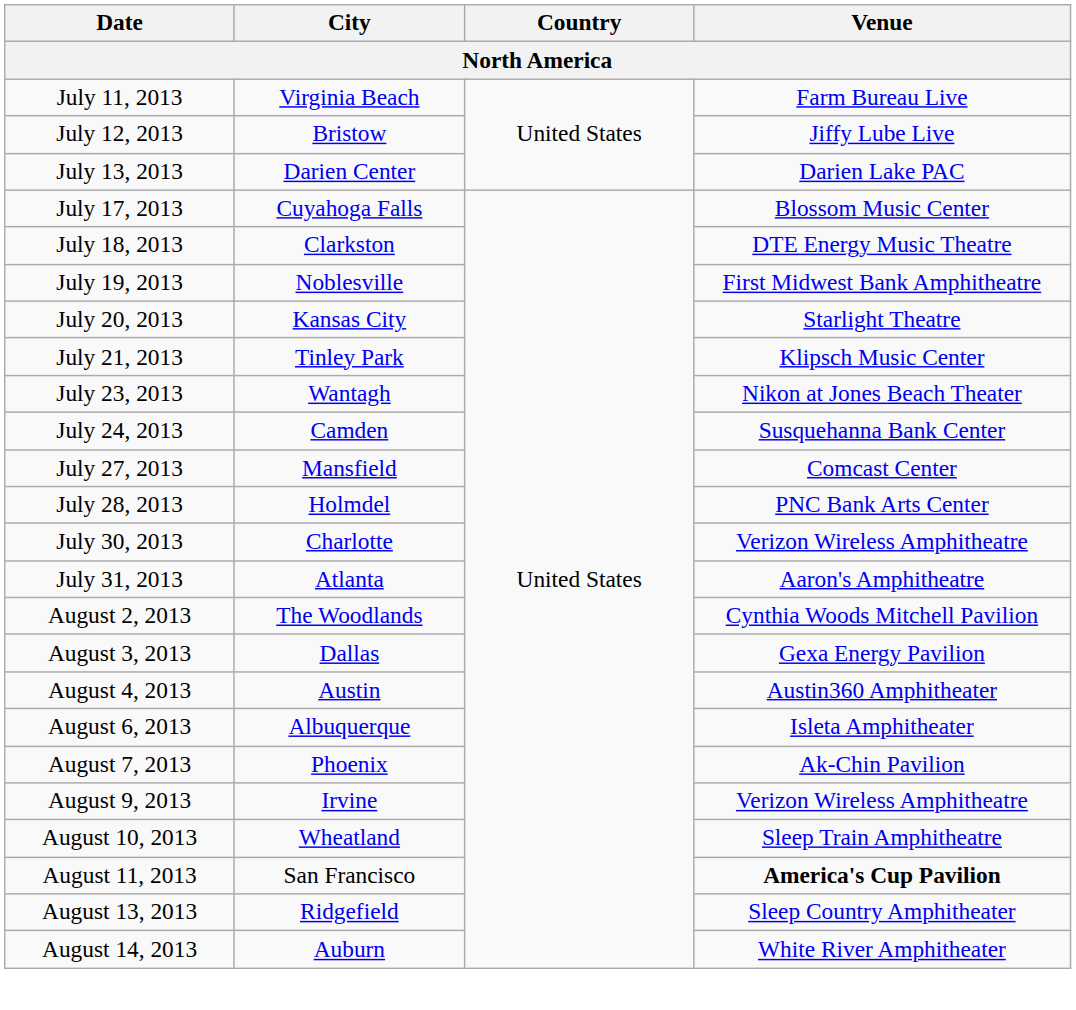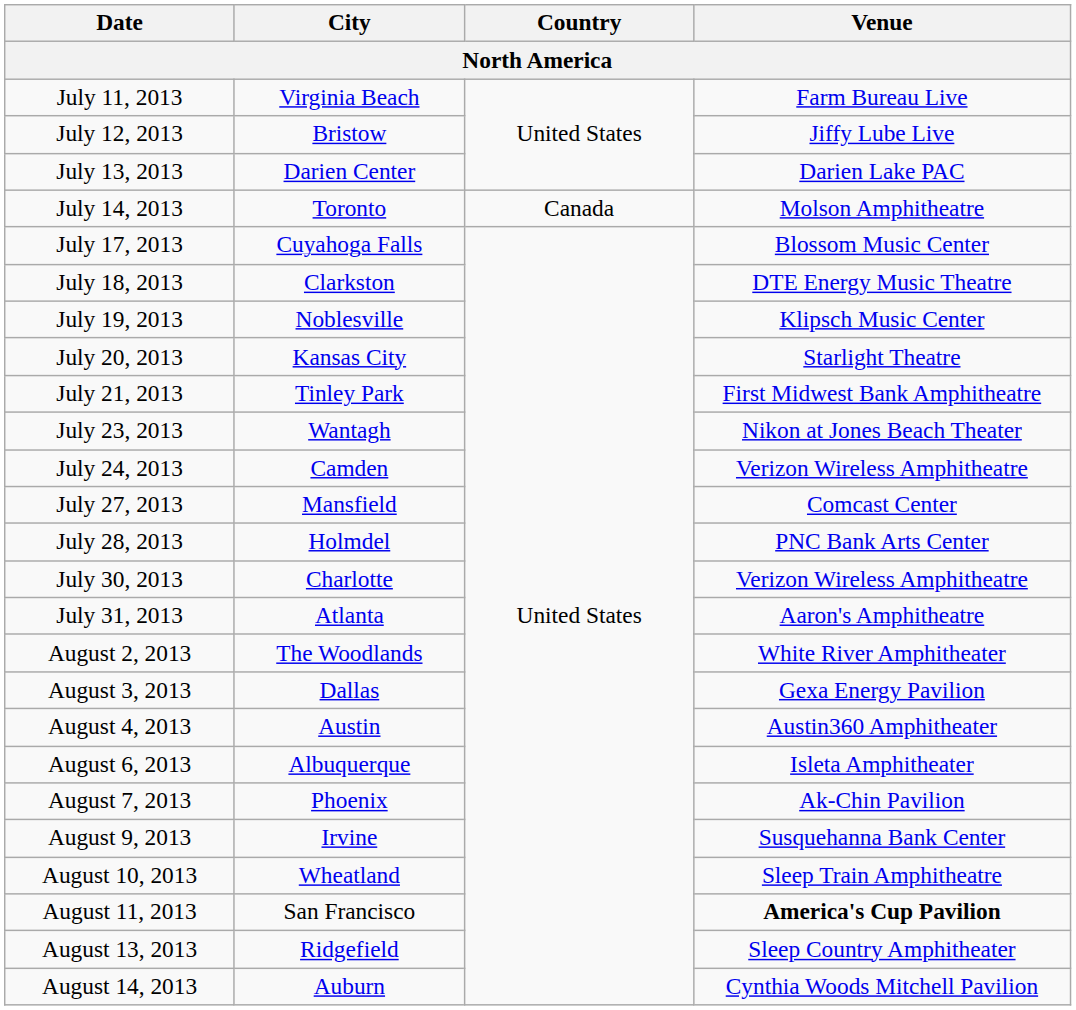+ row: (120, 208)
(882, 282) First Midwest Bank Amphitheatre -> (882, 319) Klipsch Music Center
(882, 356) Klipsch Music Center -> (882, 393) First Midwest Bank Amphitheatre
(882, 430) Susquehanna Bank Center -> (882, 467) Verizon Wireless Amphitheatre
(882, 615) Cynthia Woods Mitchell Pavilion -> (882, 652) White River Amphitheater
(882, 801) Verizon Wireless Amphitheatre -> (882, 838) Susquehanna Bank Center
(882, 949) White River Amphitheater -> (882, 986) Cynthia Woods Mitchell Pavilion
